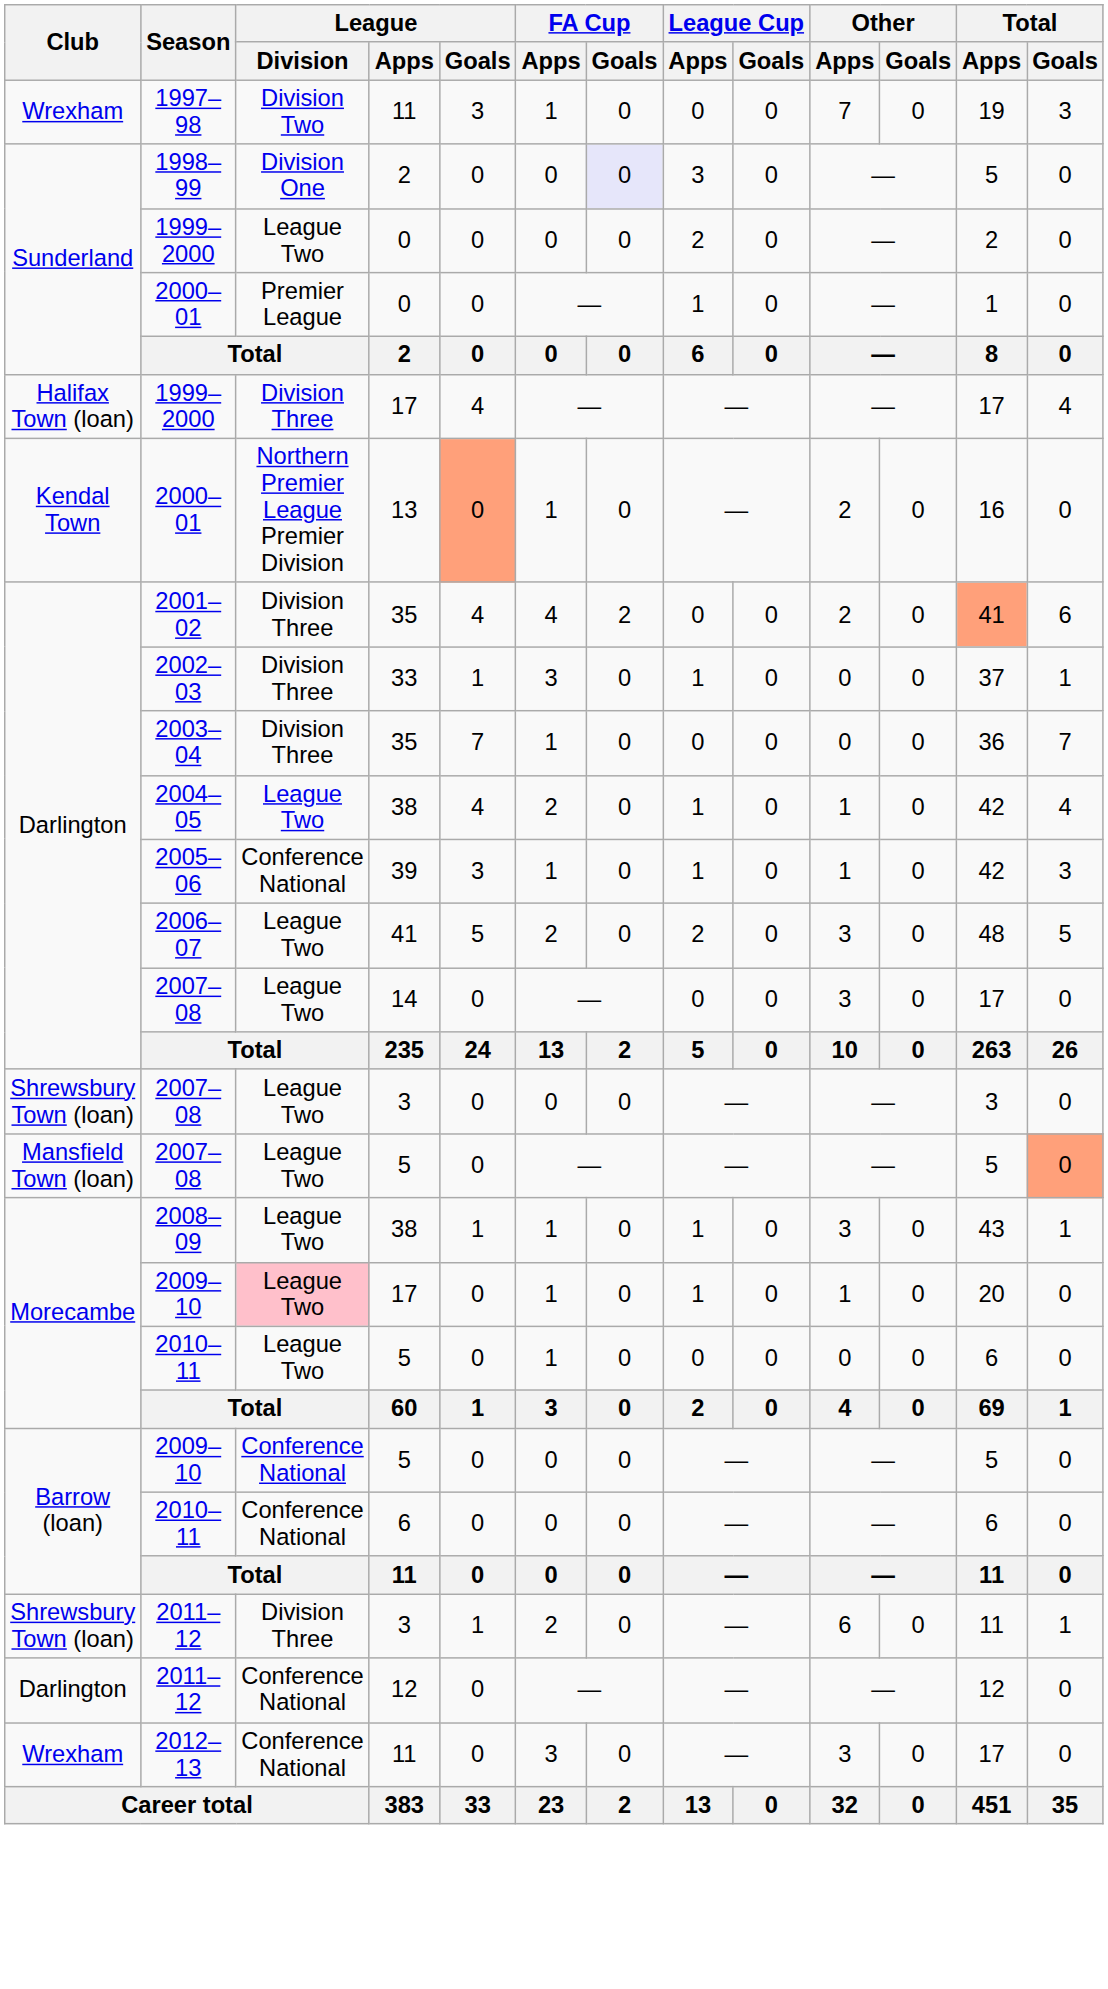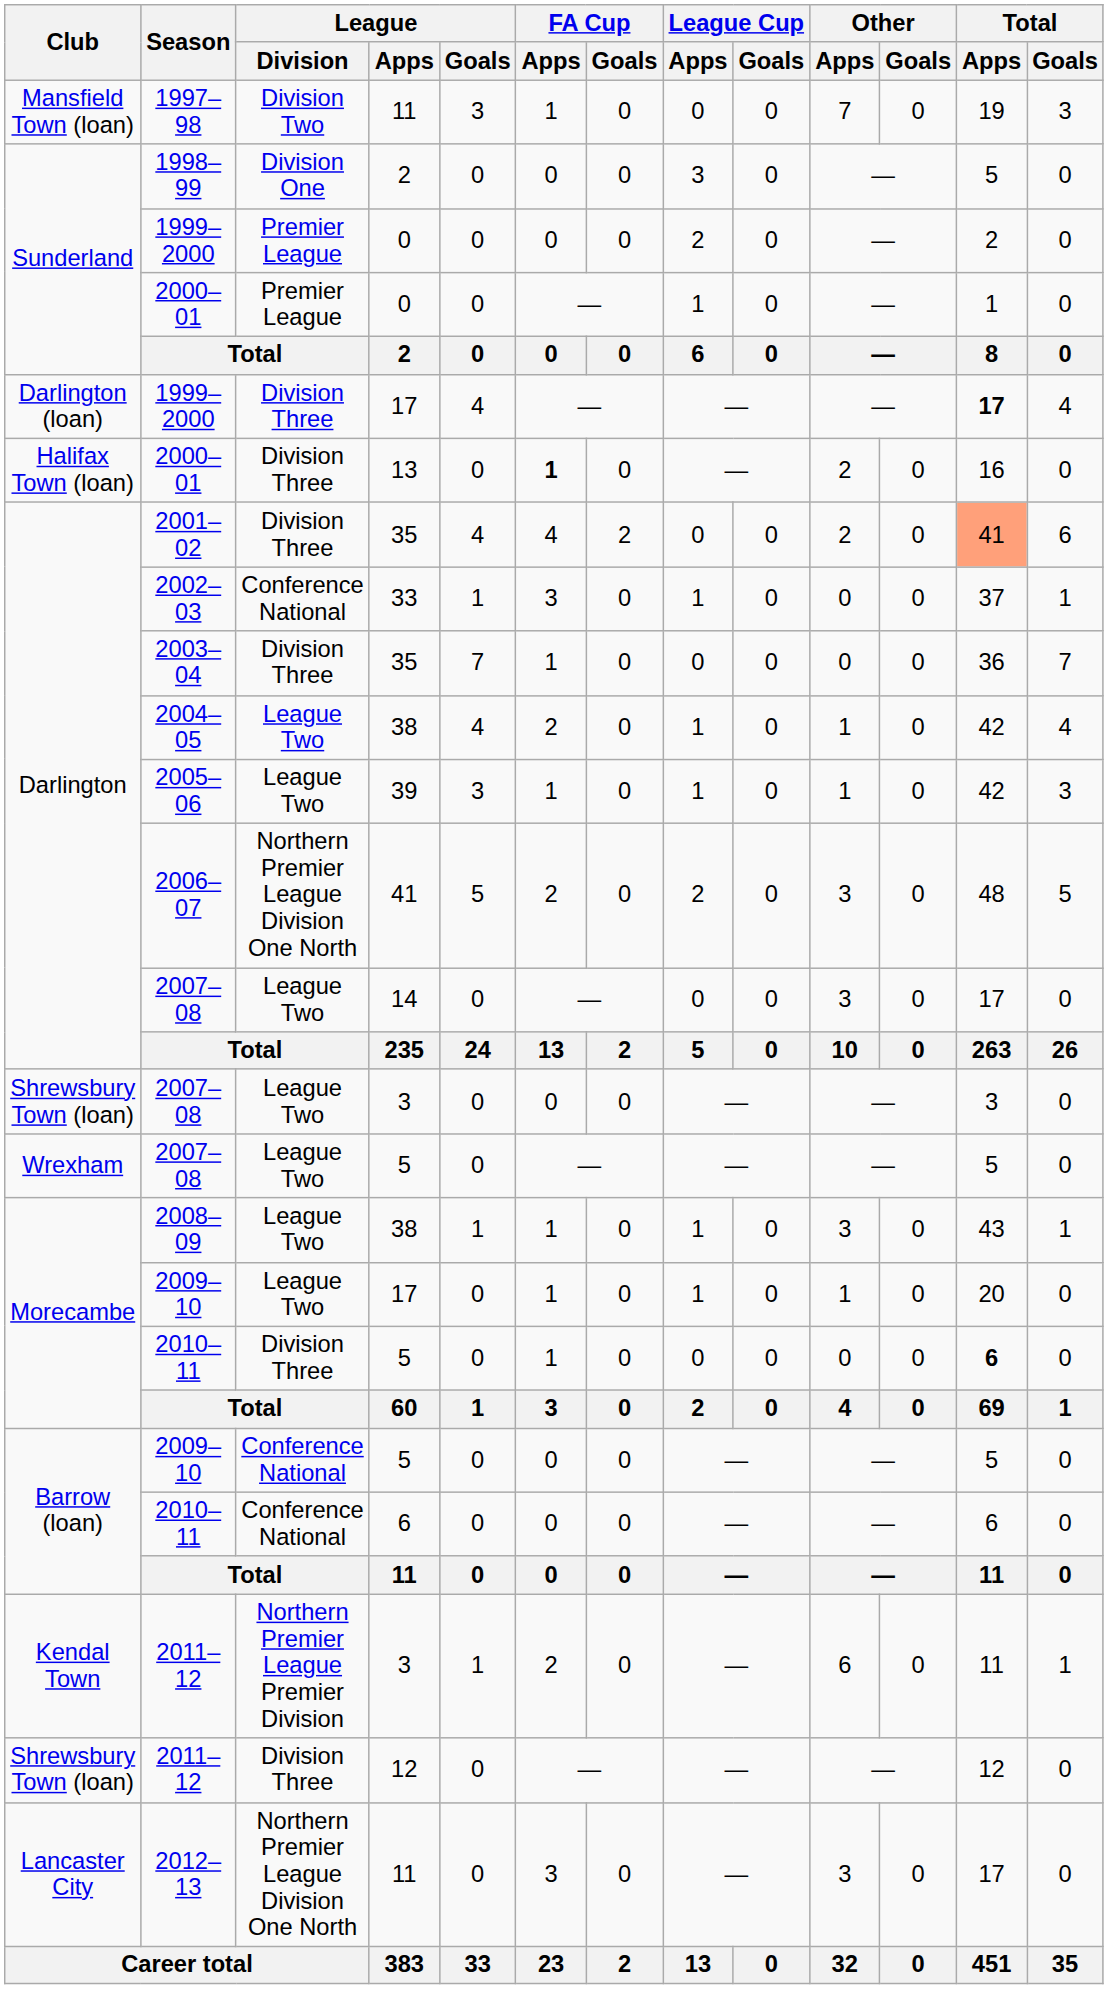(73, 111) Wrexham -> (73, 111) Mansfield Town (loan)
(625, 175) lavender background -> (625, 175) no background
(303, 240) League Two -> (303, 240) Premier League
(73, 406) Halifax Town (loan) -> (73, 406) Darlington (loan)
(992, 406) normal -> (992, 406) bold
(73, 510) Kendal Town -> (73, 470) Halifax Town (loan)
(303, 510) Northern Premier League Premier Division -> (303, 470) Division Three
(478, 510) lightsalmon background -> (478, 470) no background
(551, 510) normal -> (551, 470) bold
(303, 678) Division Three -> (303, 598) Conference National
(303, 871) Conference National -> (303, 791) League Two
(303, 935) League Two -> (303, 895) Northern Premier League Division One North
(73, 1165) Mansfield Town (loan) -> (73, 1165) Wrexham
(1065, 1165) lightsalmon background -> (1065, 1165) no background
(303, 1293) pink background -> (303, 1293) no background
(303, 1358) League Two -> (303, 1358) Division Three
(992, 1358) normal -> (992, 1358) bold
(73, 1625) Shrewsbury Town (loan) -> (73, 1665) Kendal Town
(303, 1625) Division Three -> (303, 1665) Northern Premier League Premier Division
(73, 1689) Darlington -> (73, 1769) Shrewsbury Town (loan)
(303, 1689) Conference National -> (303, 1769) Division Three
(73, 1754) Wrexham -> (73, 1874) Lancaster City
(303, 1754) Conference National -> (303, 1874) Northern Premier League Division One North
